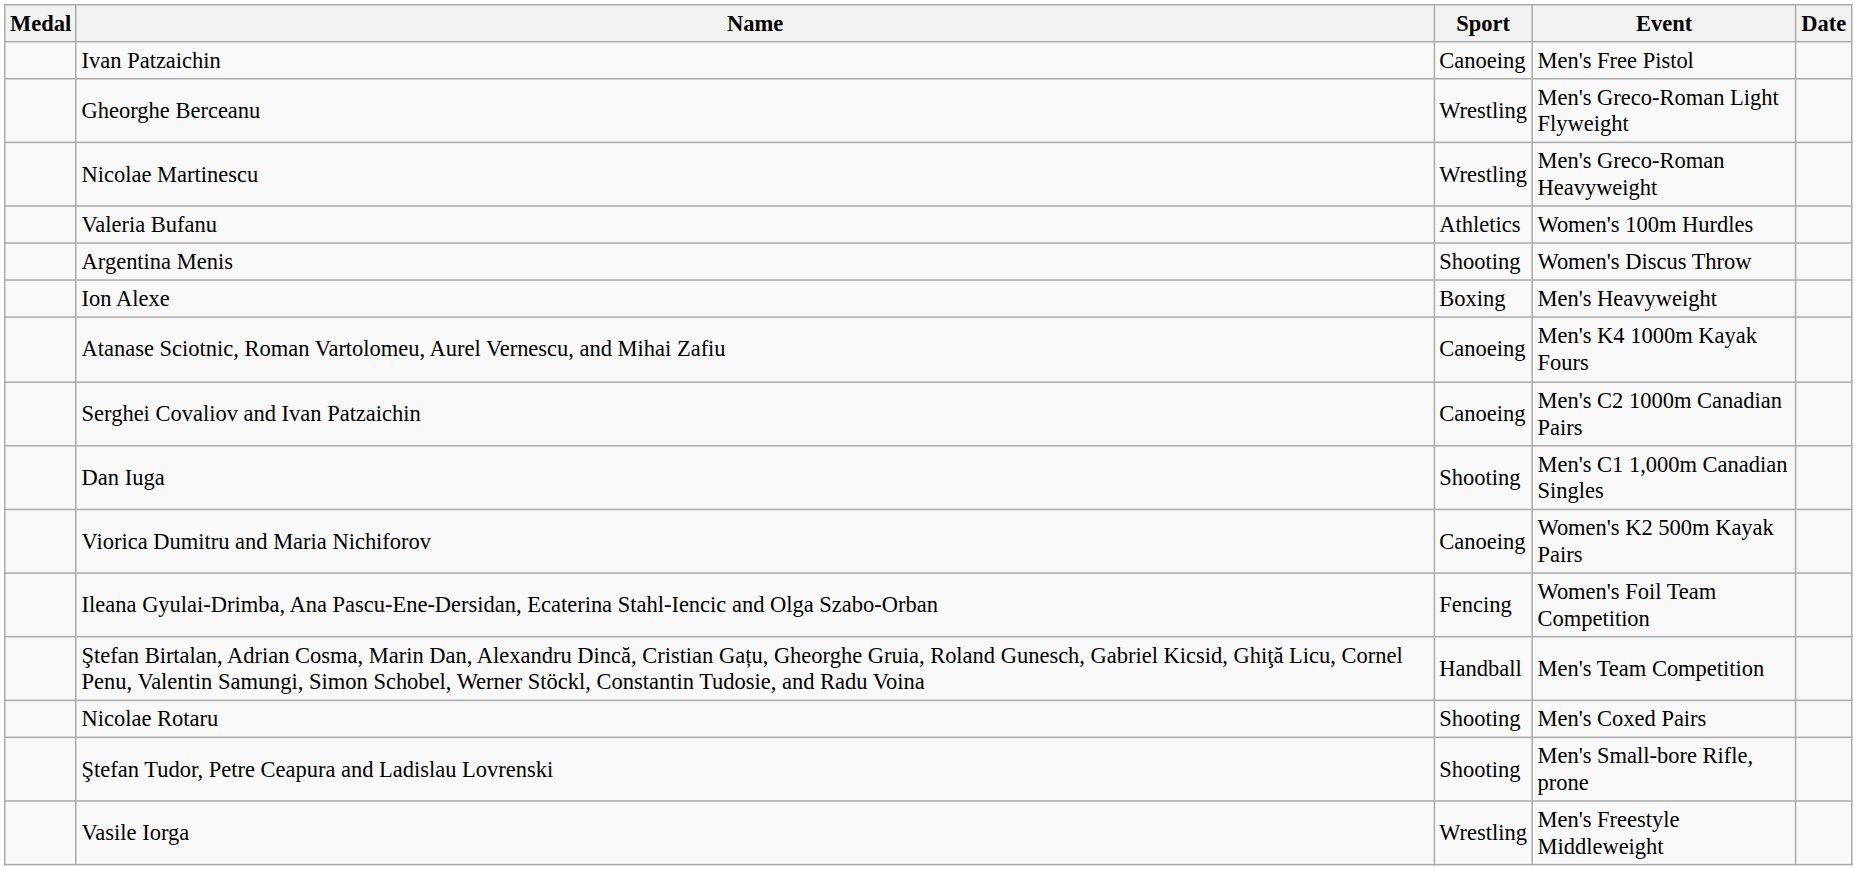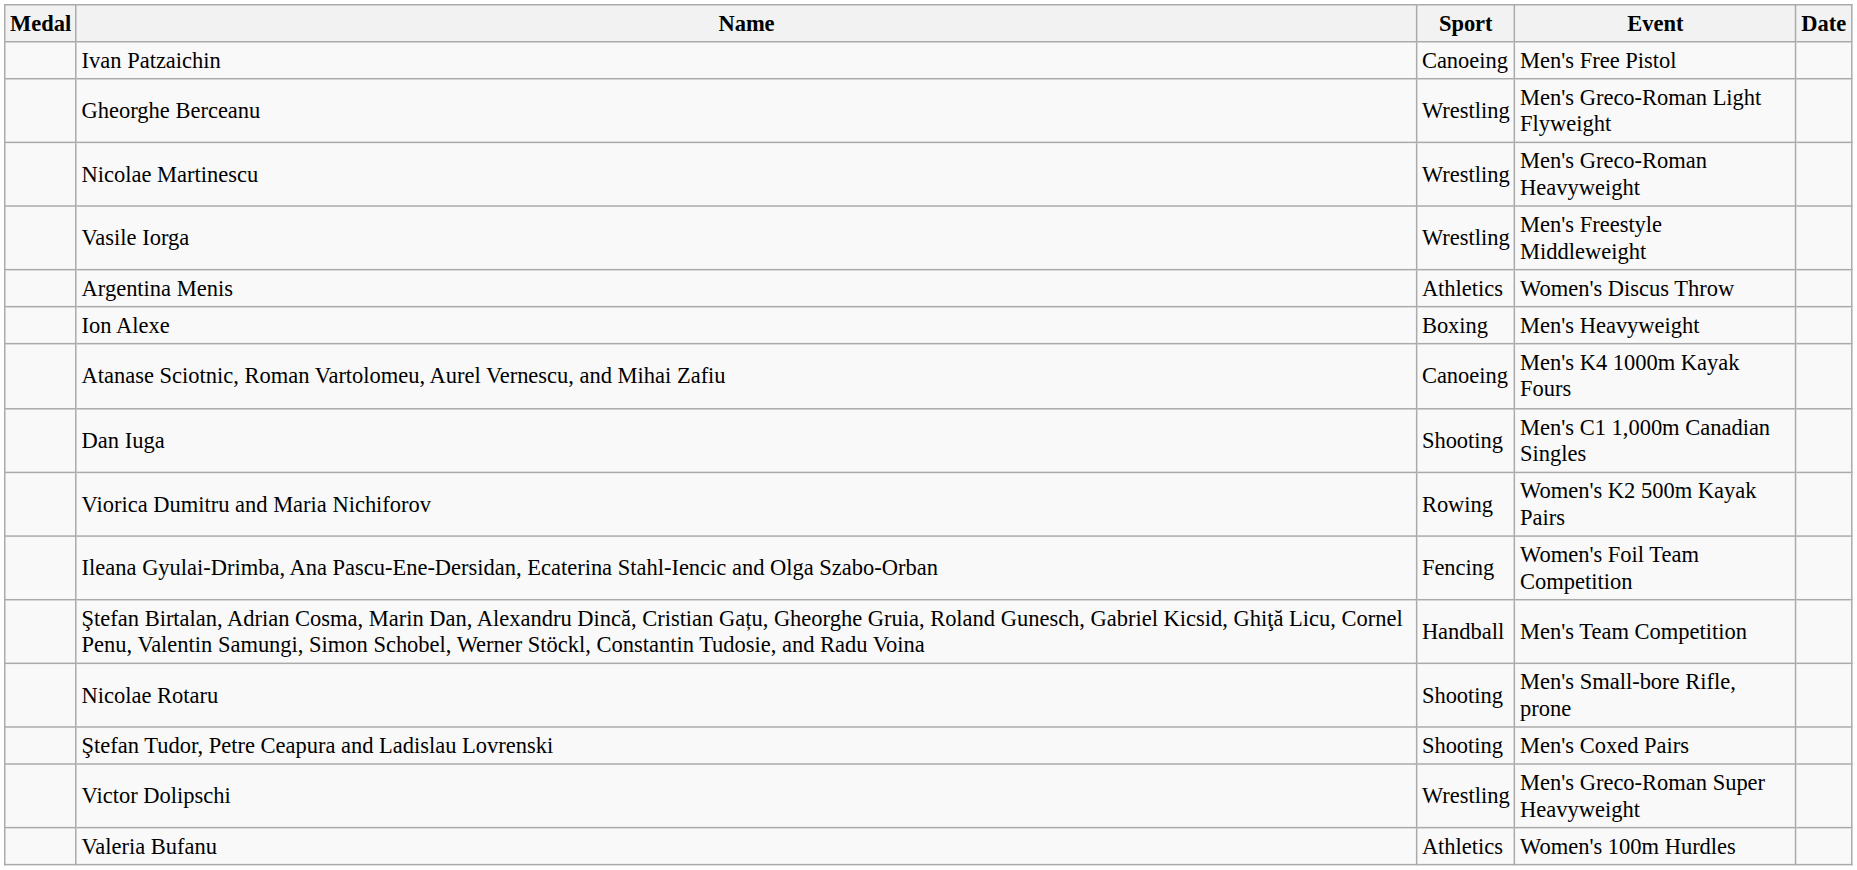rows swapped: (149, 224) <-> (135, 832)
(1480, 261) Shooting -> (1462, 288) Athletics
- row: (251, 413)
(1482, 540) Canoeing -> (1457, 503) Rowing
(1622, 718) Men's Coxed Pairs -> (1628, 694) Men's Small-bore Rifle, prone
(1645, 768) Men's Small-bore Rifle, prone -> (1605, 745) Men's Coxed Pairs
+ row: (156, 795)
